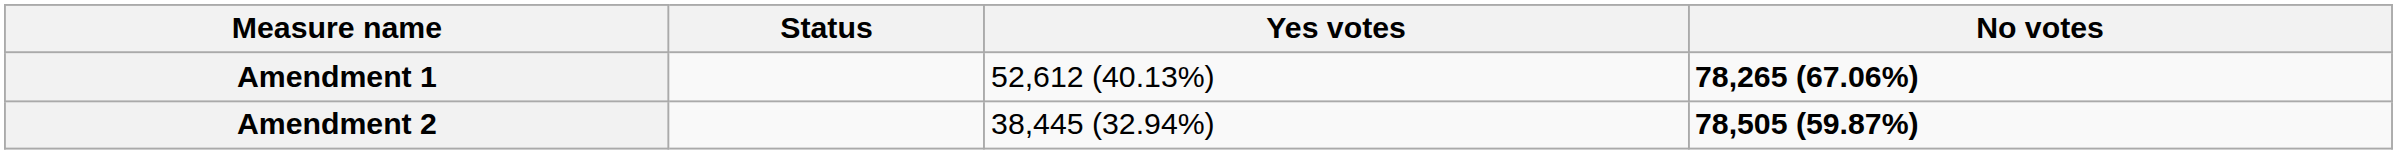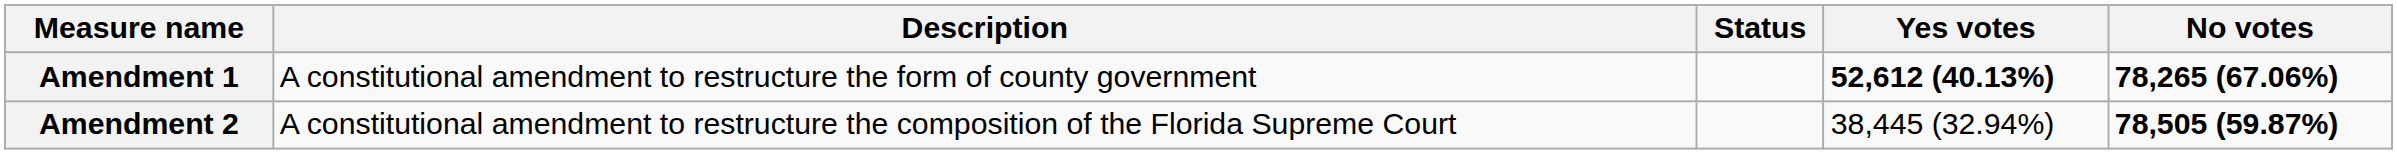+ column: (985, 28)
(1103, 76) normal -> (1943, 76) bold
